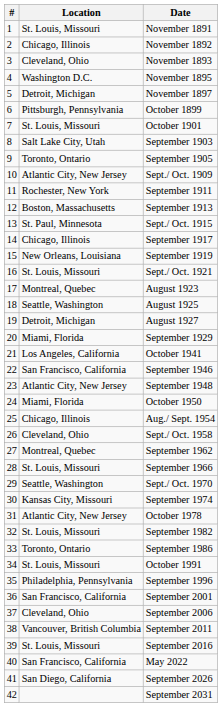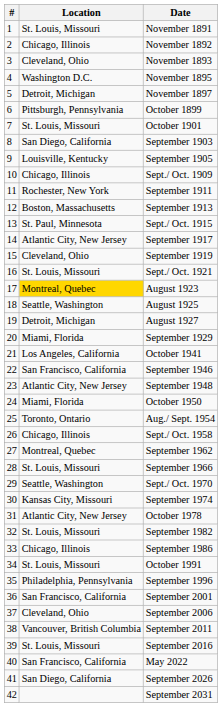(63, 142) Salt Lake City, Utah -> (66, 142) San Diego, California
(56, 158) Toronto, Ontario -> (65, 158) Louisville, Kentucky
(74, 175) Atlantic City, New Jersey -> (56, 175) Chicago, Illinois
(56, 239) Chicago, Illinois -> (74, 239) Atlantic City, New Jersey
(71, 256) New Orleans, Louisiana -> (55, 256) Cleveland, Ohio
(59, 288) no background -> (59, 288) gold background
(56, 418) Chicago, Illinois -> (56, 418) Toronto, Ontario
(55, 434) Cleveland, Ohio -> (56, 434) Chicago, Illinois
(56, 548) Toronto, Ontario -> (56, 548) Chicago, Illinois
